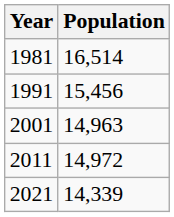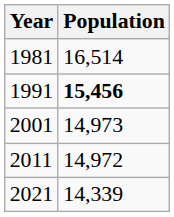(93, 90) normal -> (93, 90) bold
(93, 125) 14,963 -> (93, 125) 14,973
